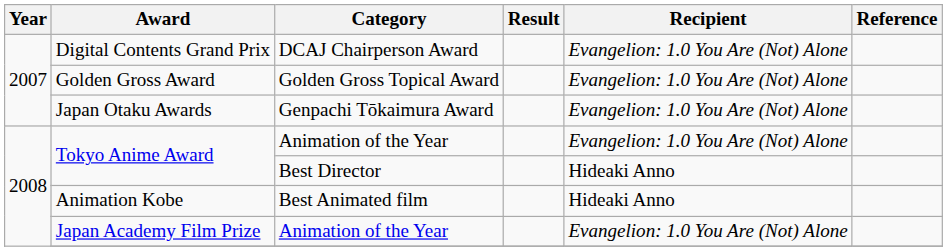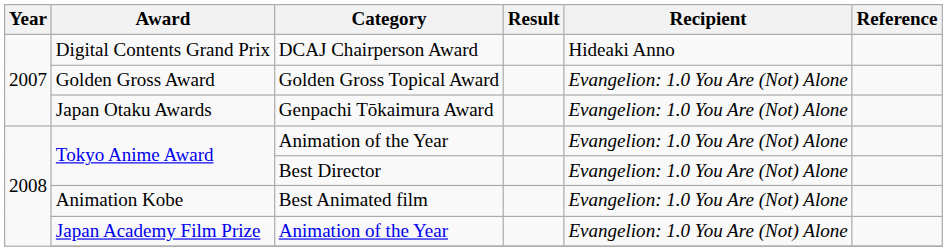(708, 49) Evangelion: 1.0 You Are (Not) Alone -> (622, 49) Hideaki Anno
(622, 170) Hideaki Anno -> (708, 170) Evangelion: 1.0 You Are (Not) Alone
(622, 200) Hideaki Anno -> (708, 200) Evangelion: 1.0 You Are (Not) Alone
